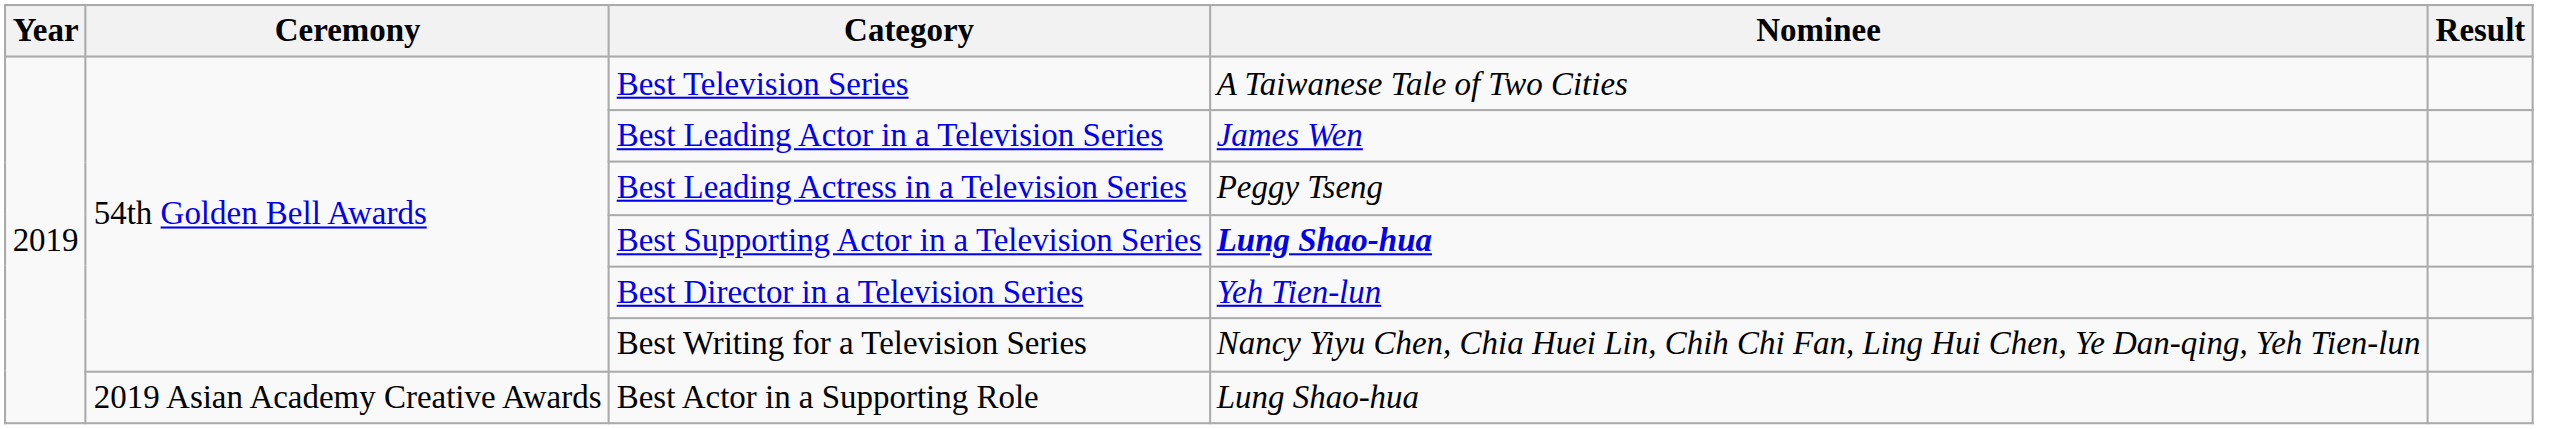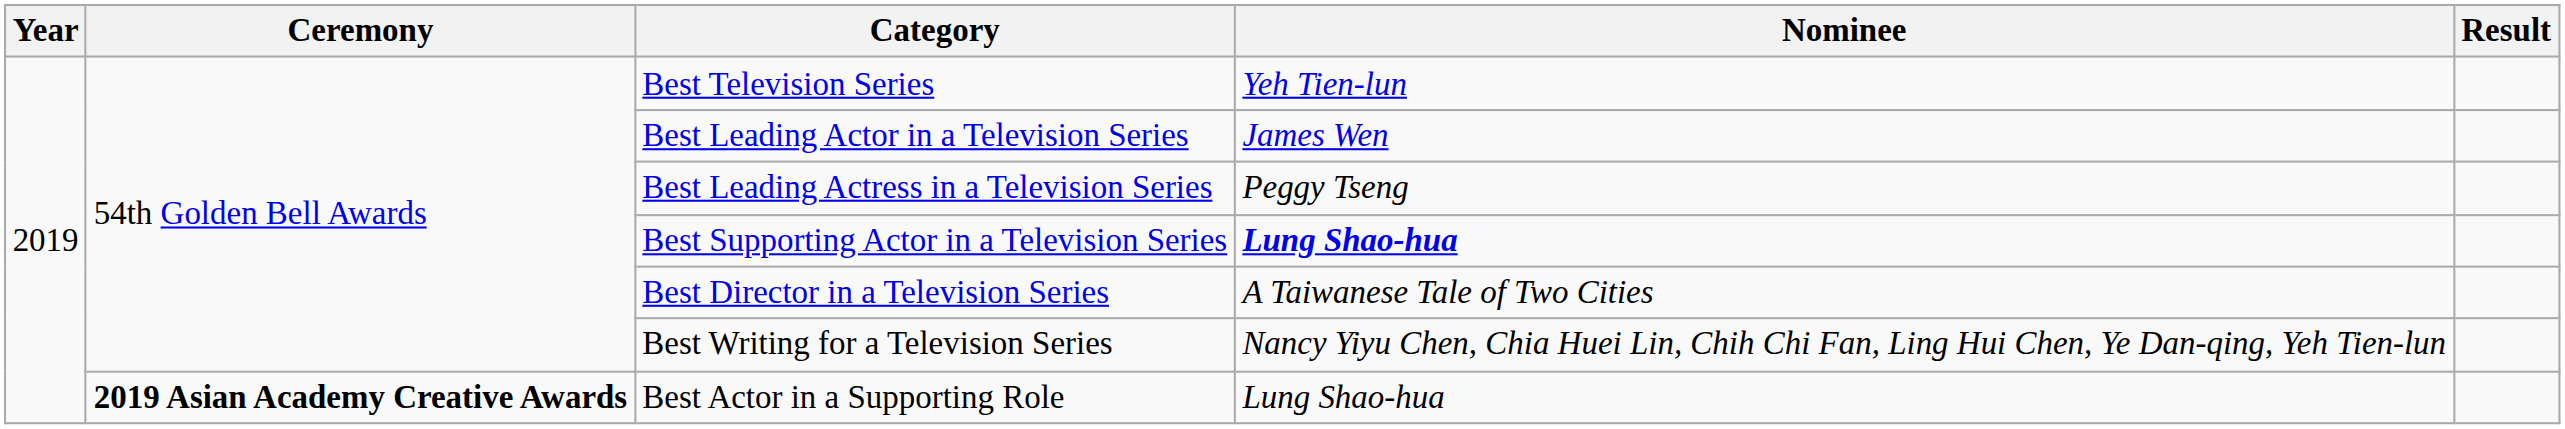(1422, 82) A Taiwanese Tale of Two Cities -> (1325, 82) Yeh Tien-lun
(1299, 291) Yeh Tien-lun -> (1448, 291) A Taiwanese Tale of Two Cities
(348, 396) normal -> (360, 396) bold
